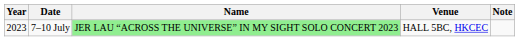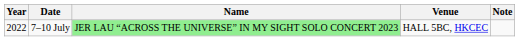(17, 28) 2023 -> (17, 28) 2022
